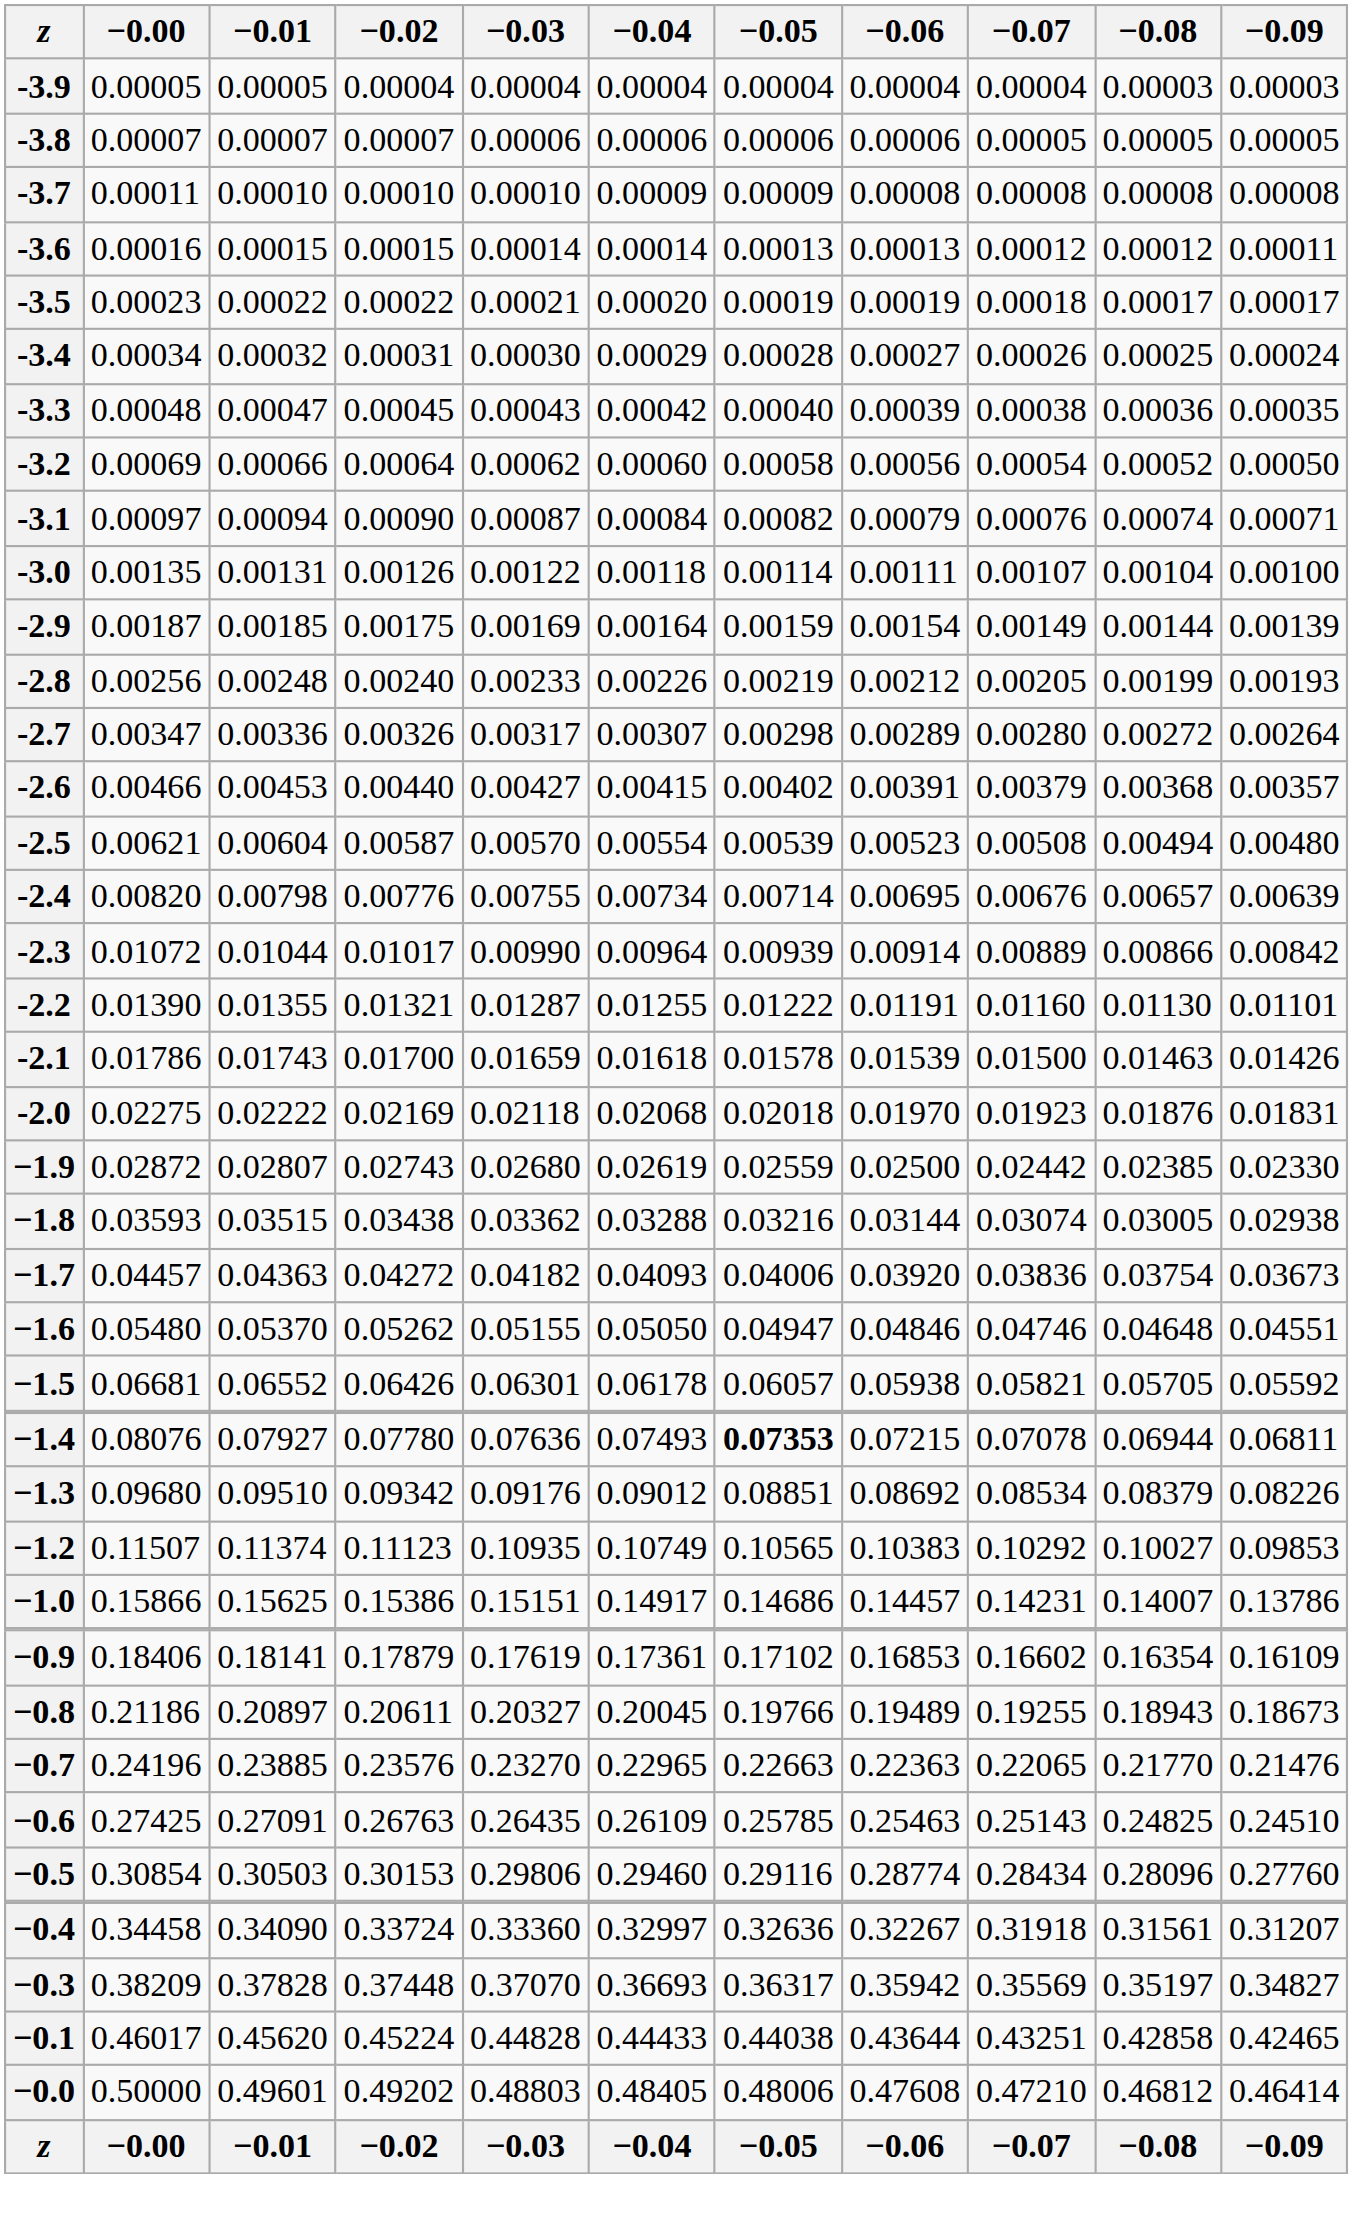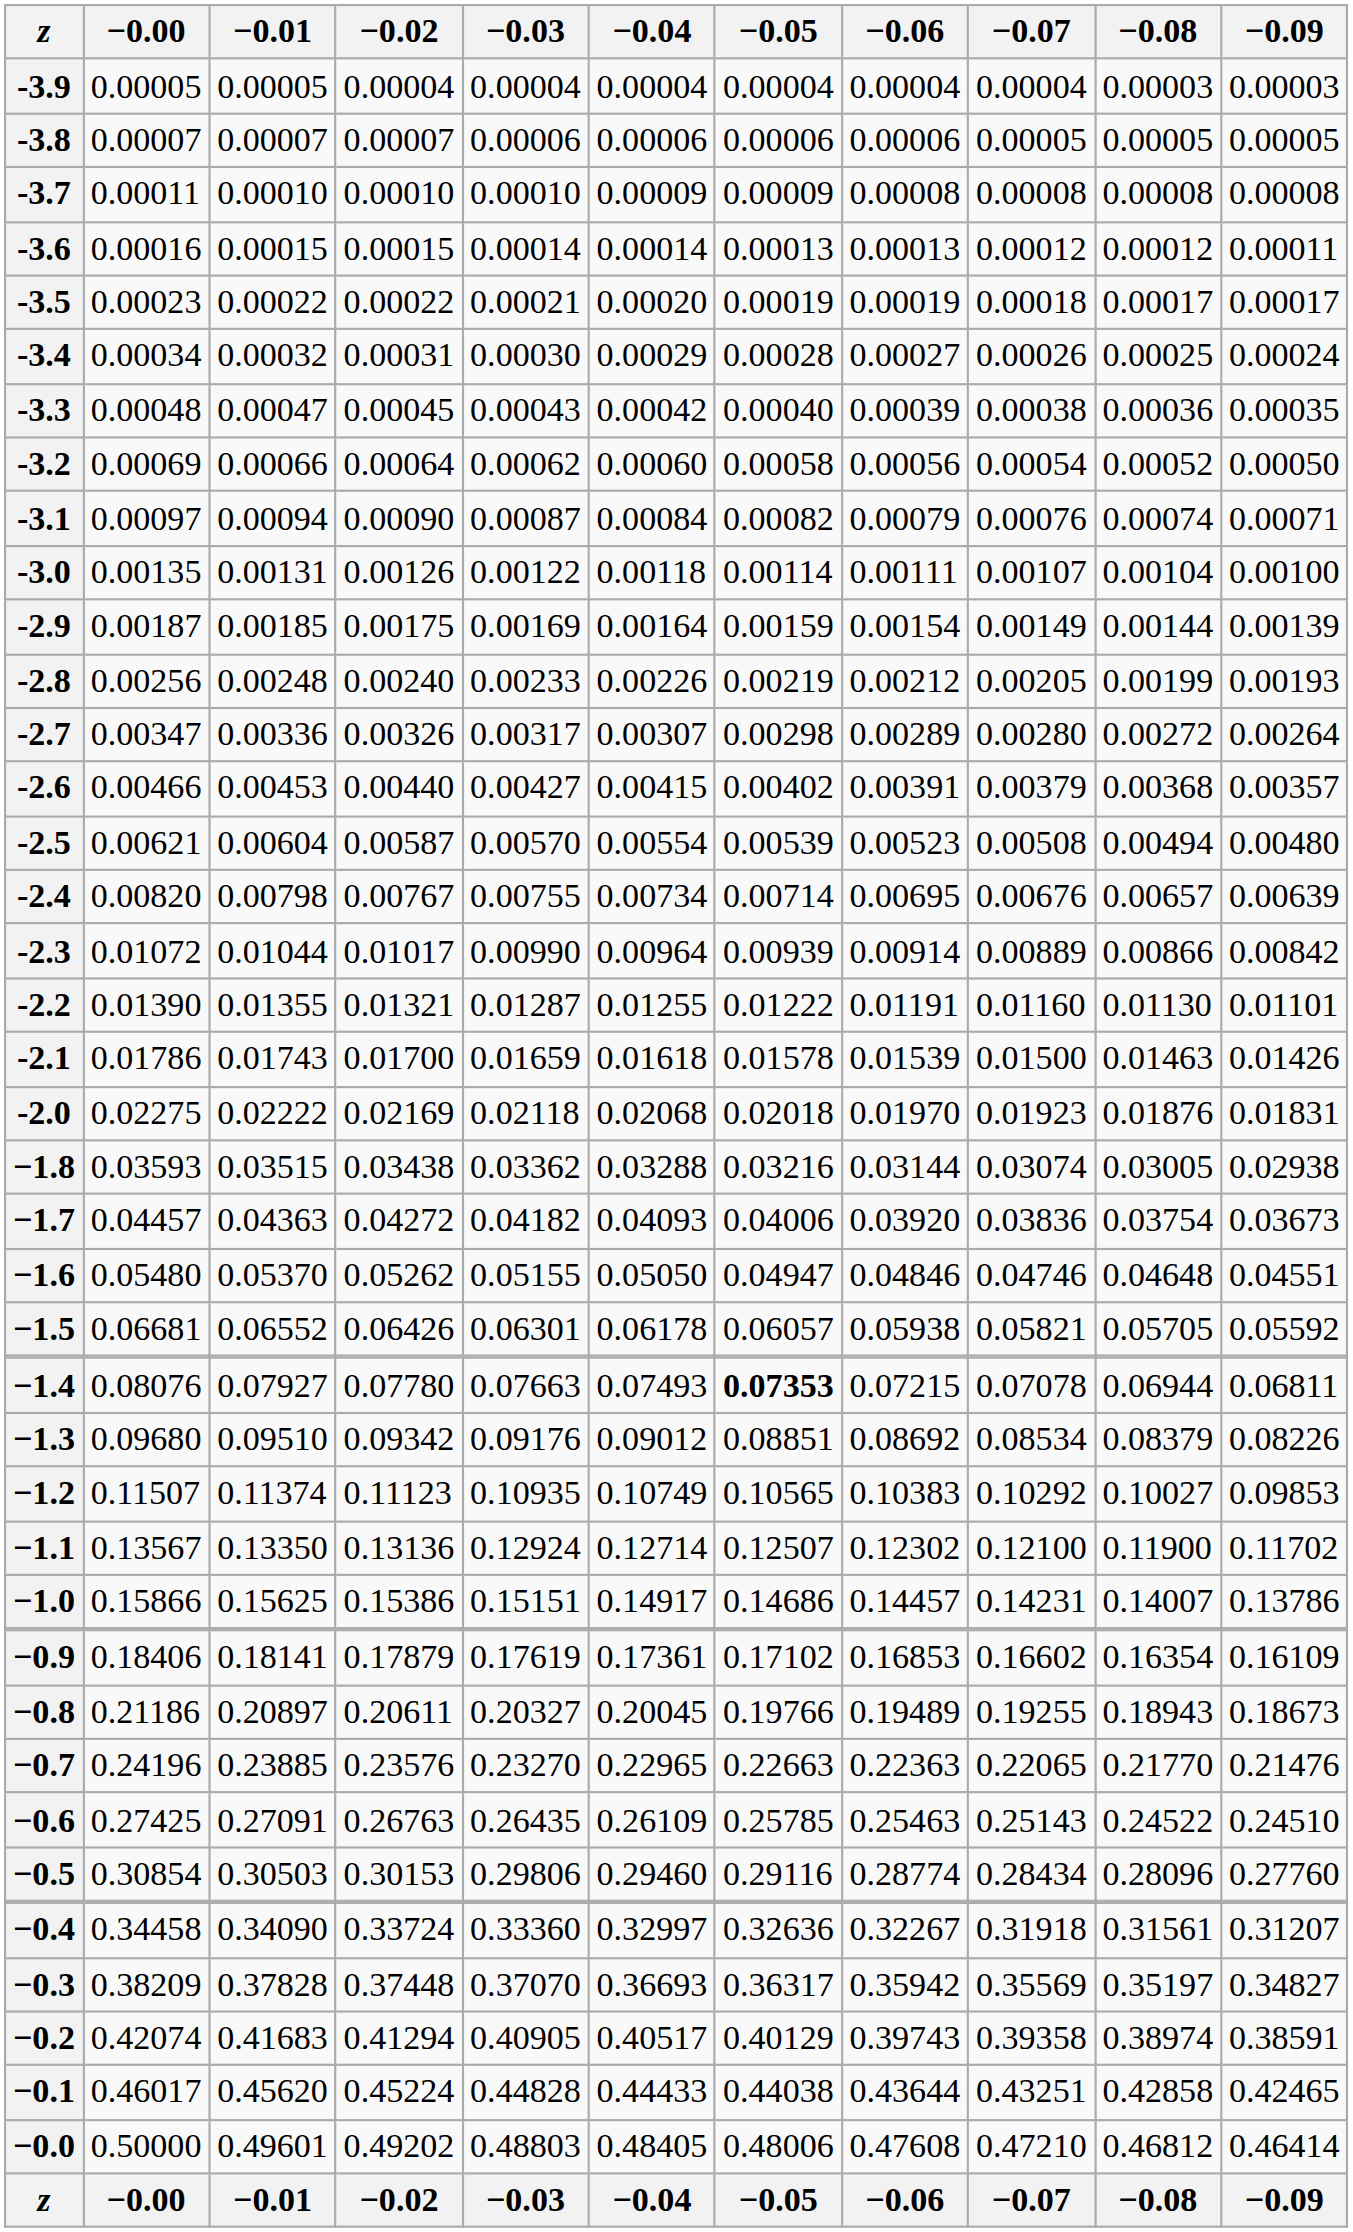(399, 896) 0.00776 -> (399, 896) 0.00767
- row: (44, 1166)
(525, 1438) 0.07636 -> (525, 1384) 0.07663
+ row: (44, 1547)
(1158, 1819) 0.24825 -> (1158, 1819) 0.24522
+ row: (44, 2037)
